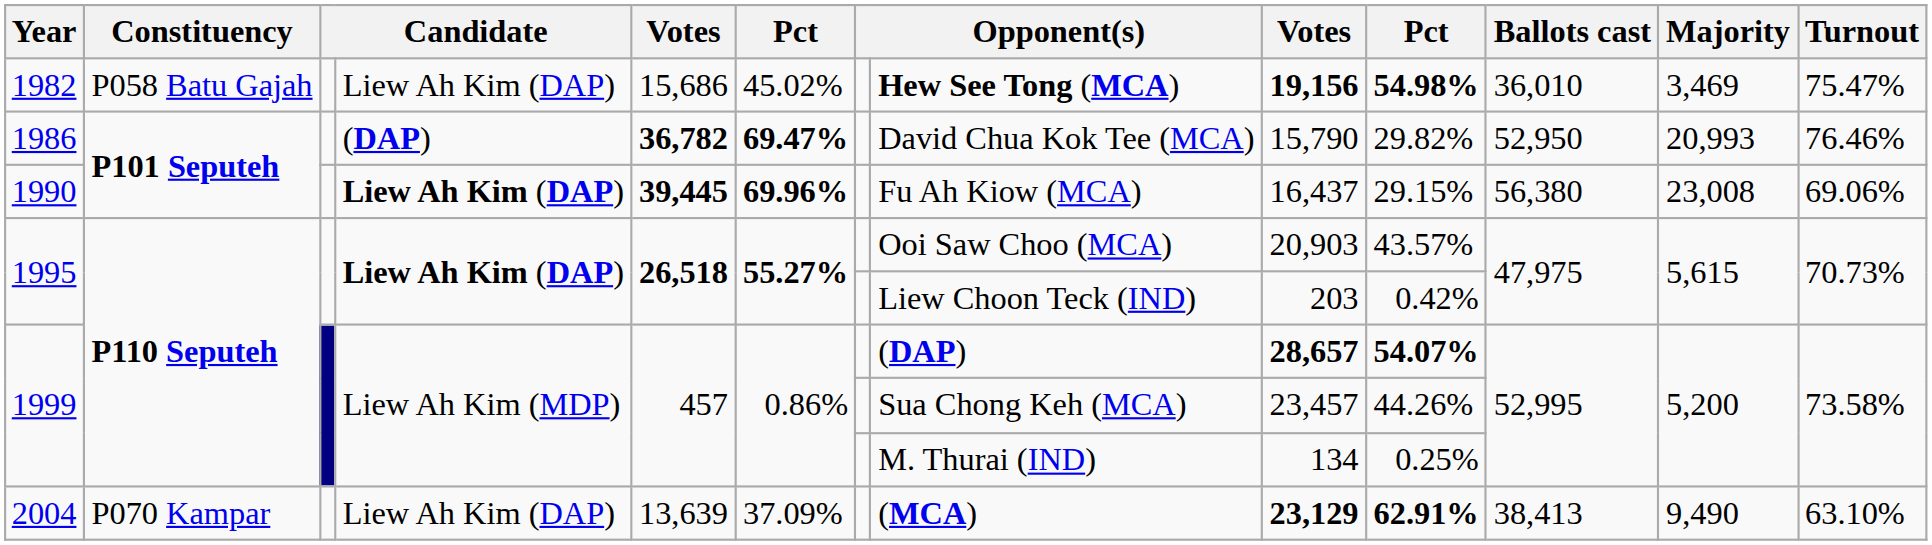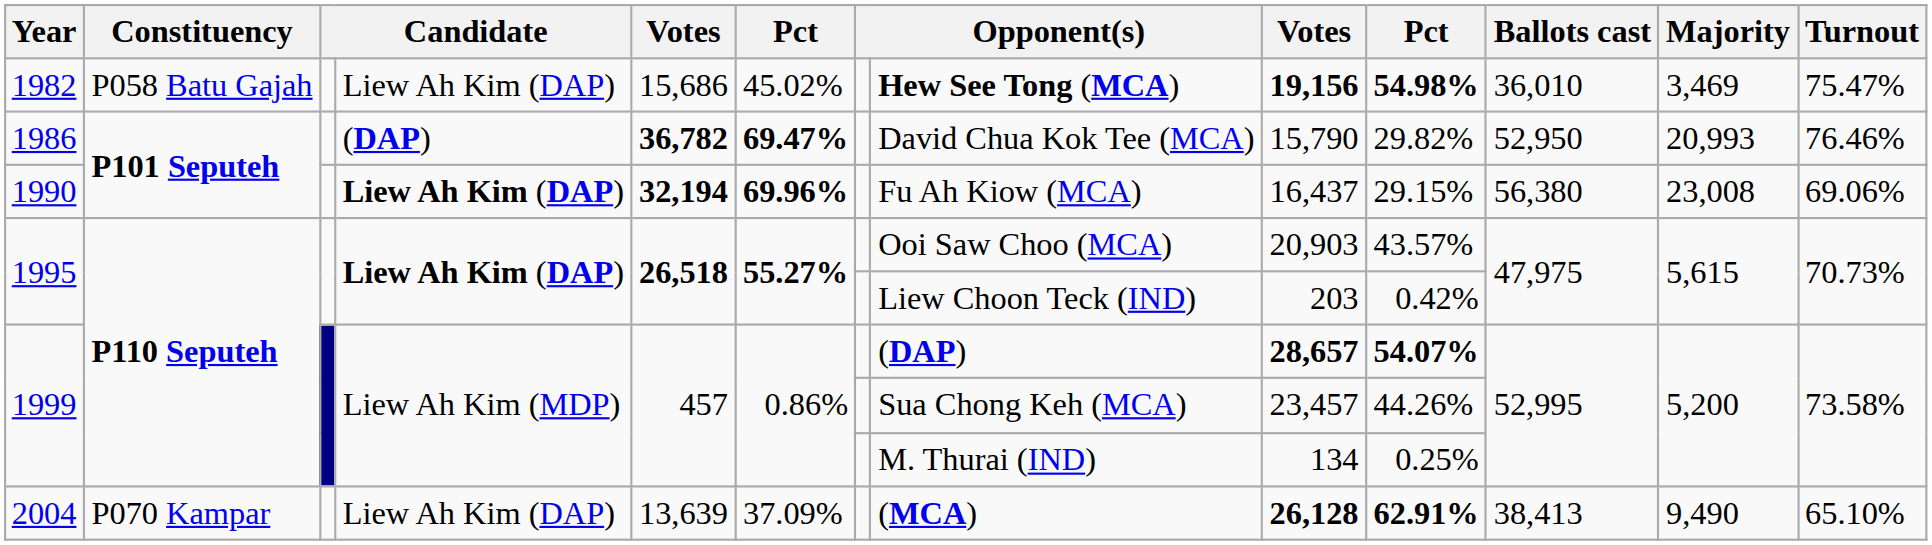(683, 191) 39,445 -> (683, 191) 32,194
(1314, 511) 23,129 -> (1314, 511) 26,128
(1855, 511) 63.10% -> (1855, 511) 65.10%
